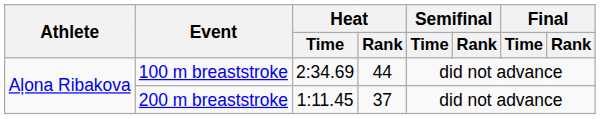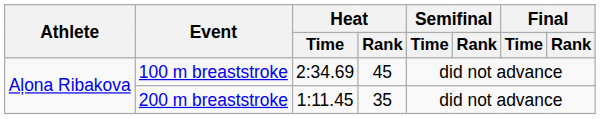(382, 72) 44 -> (382, 72) 45
(382, 100) 37 -> (382, 100) 35
